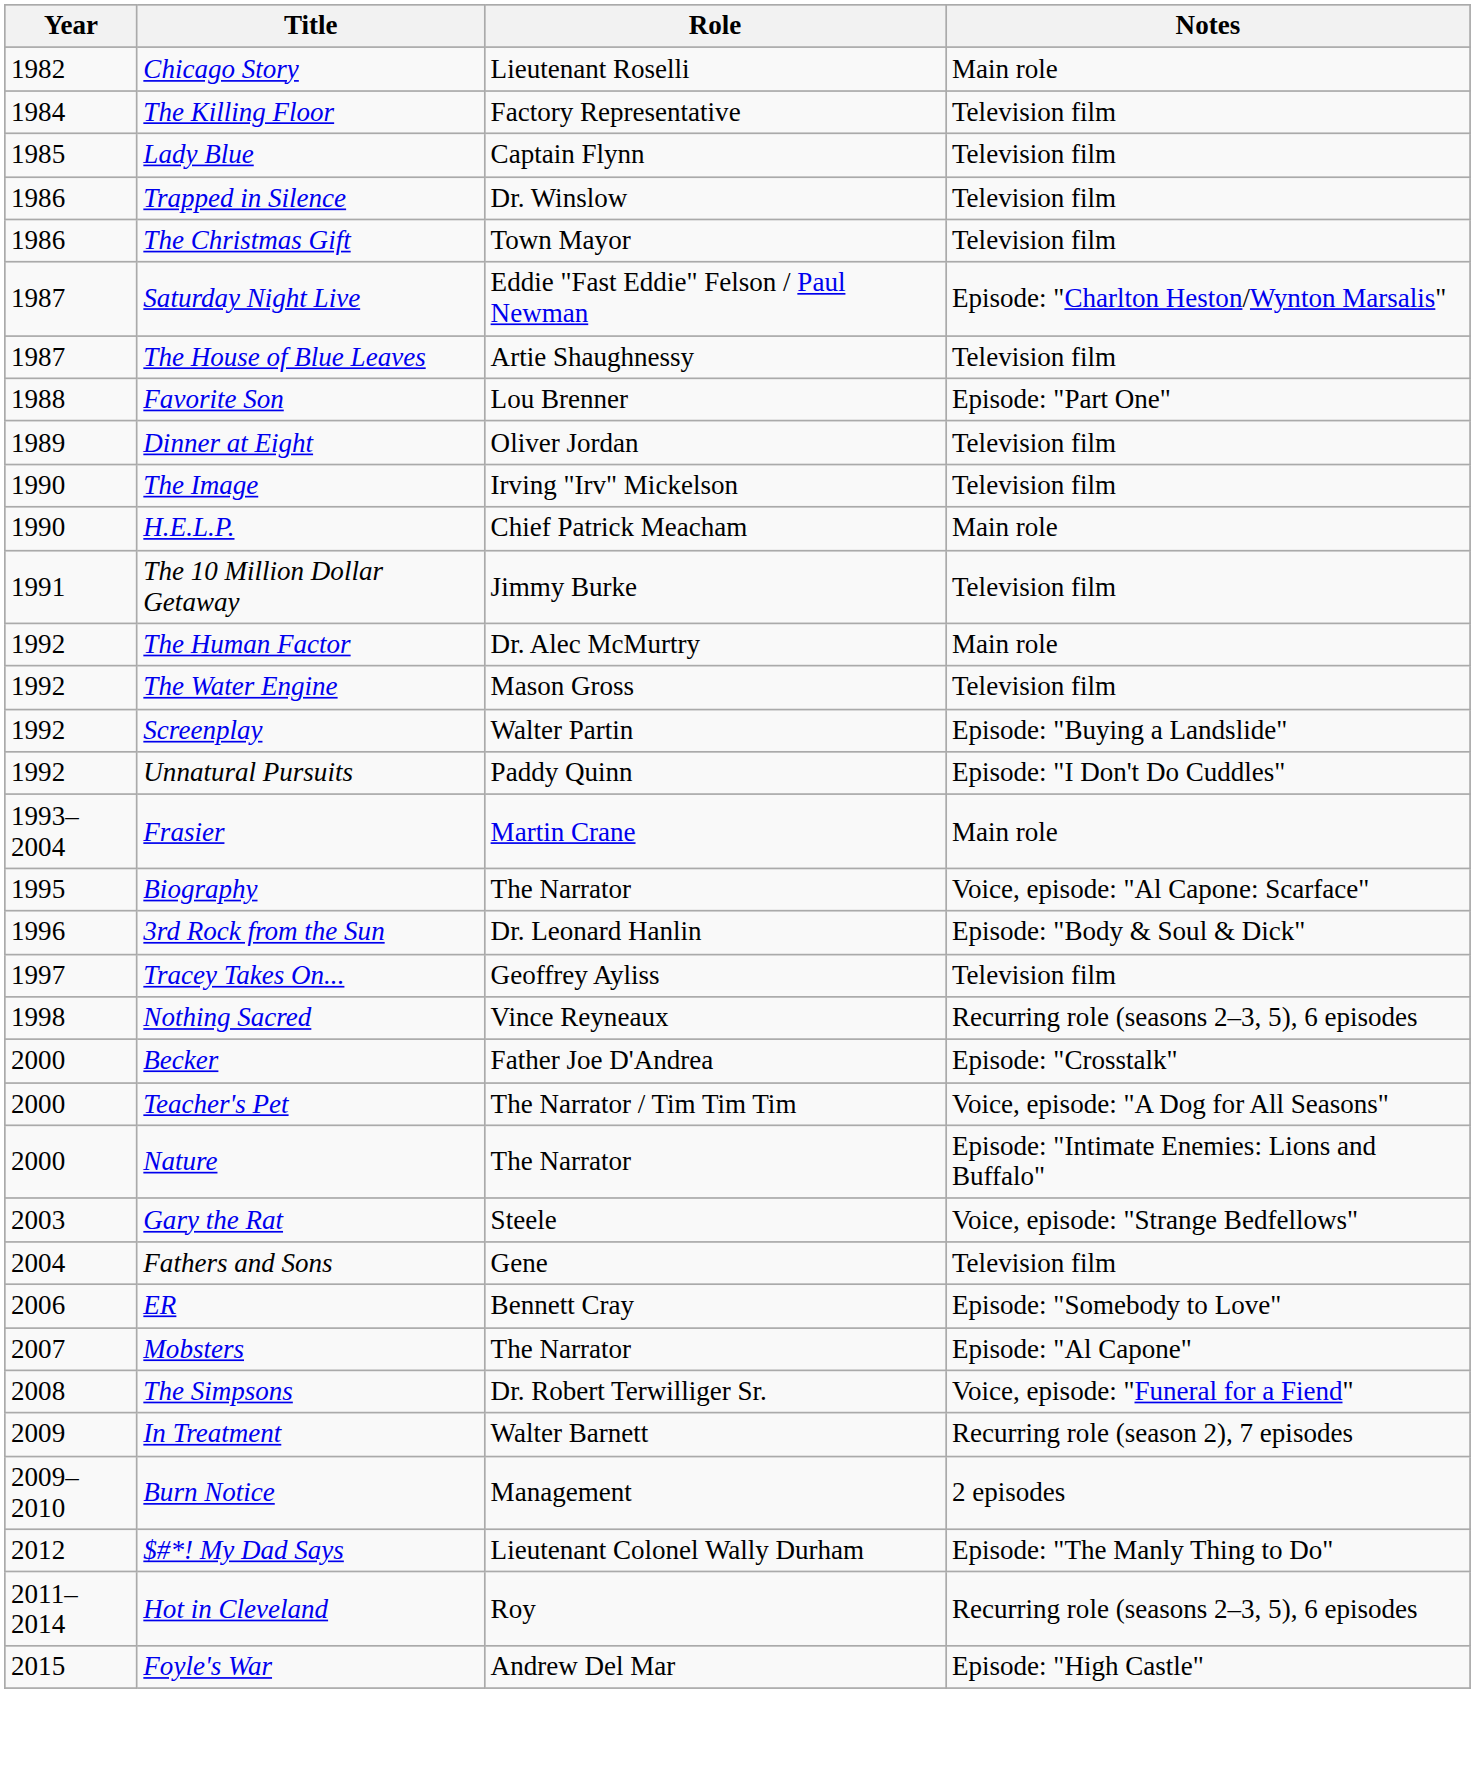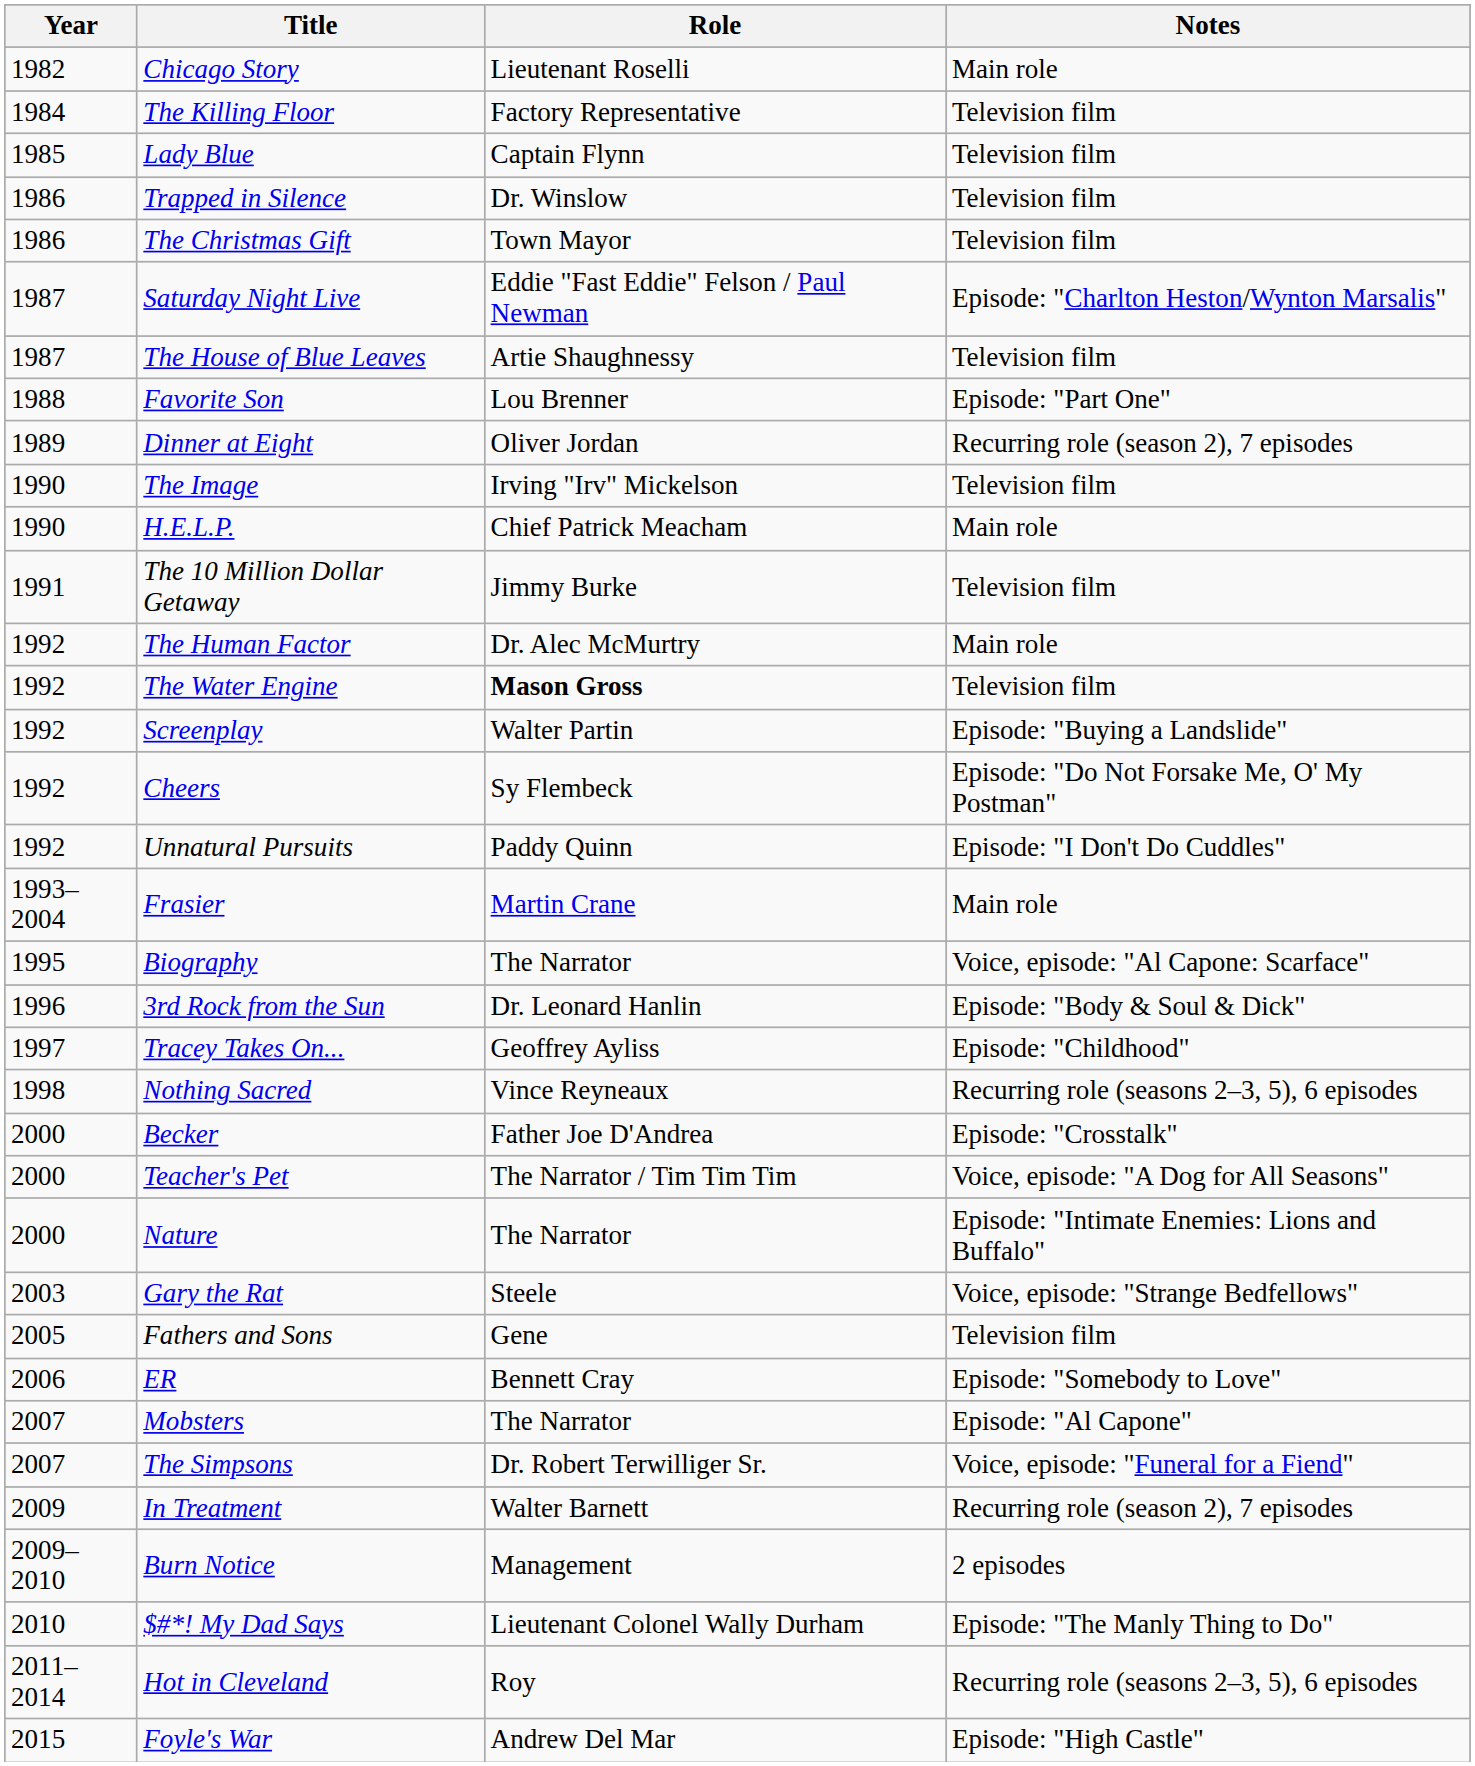(1034, 442) Television film -> (1152, 442) Recurring role (season 2), 7 episodes
(562, 687) normal -> (567, 687) bold
+ row: (182, 788)
(1034, 974) Television film -> (1071, 1048) Episode: "Childhood"
(38, 1262) 2004 -> (38, 1335) 2005
(38, 1391) 2008 -> (38, 1464) 2007
(38, 1550) 2012 -> (38, 1623) 2010
